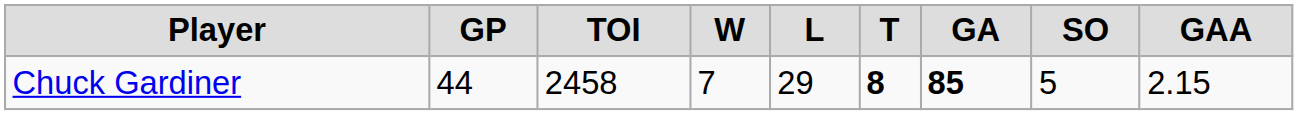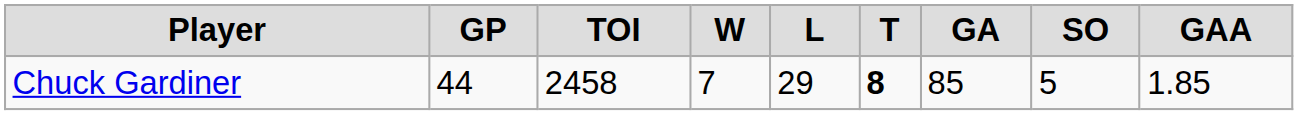(946, 82) bold -> (946, 82) normal
(1179, 82) 2.15 -> (1179, 82) 1.85
